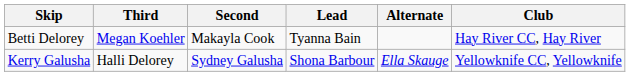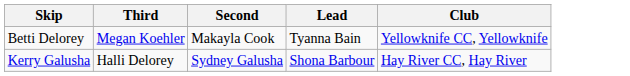- column: (415, 15)
(528, 37) Hay River CC, Hay River -> (464, 37) Yellowknife CC, Yellowknife
(538, 60) Yellowknife CC, Yellowknife -> (454, 60) Hay River CC, Hay River
